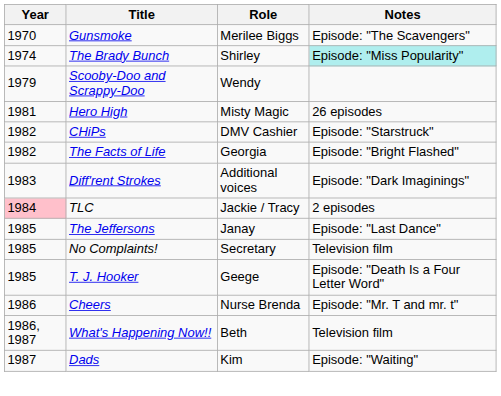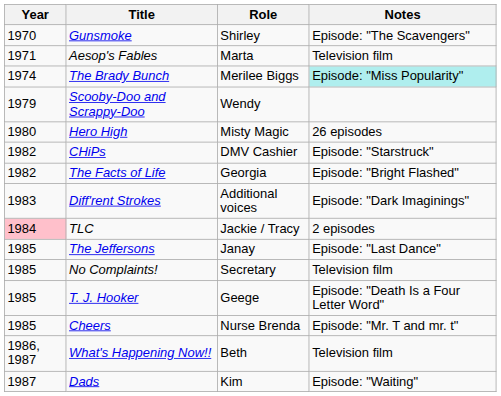(260, 35) Merilee Biggs -> (240, 35) Shirley
+ row: (113, 55)
(240, 55) Shirley -> (260, 76) Merilee Biggs
(22, 111) 1981 -> (22, 132) 1980
(22, 305) 1986 -> (22, 325) 1985
